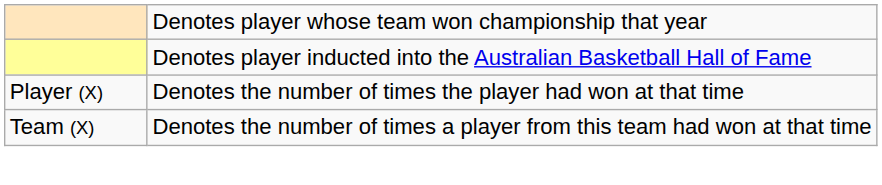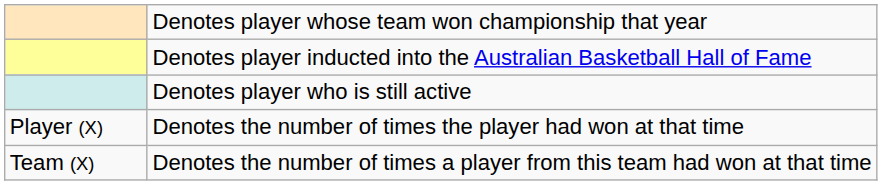+ row: (312, 92)
